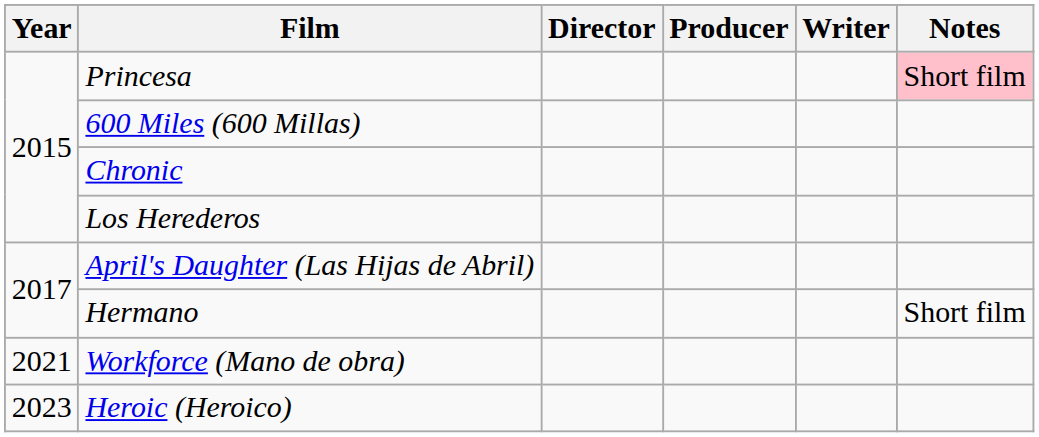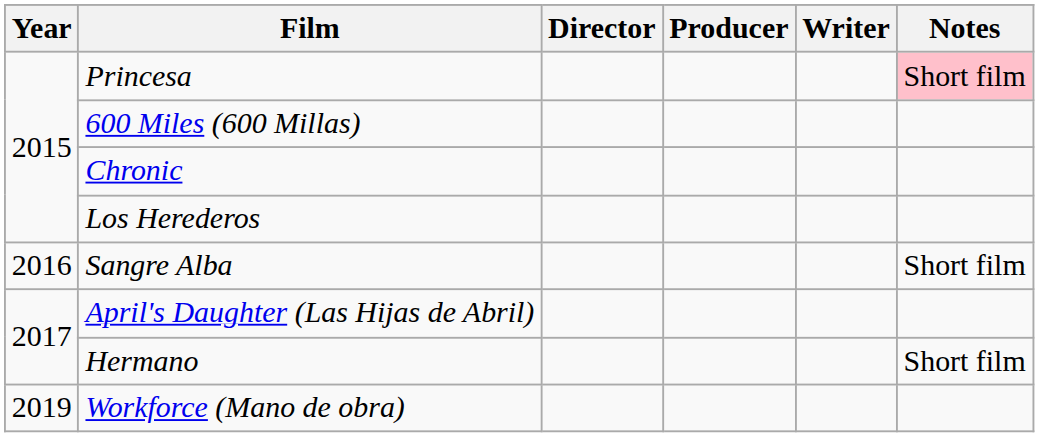+ row: (159, 265)
(42, 360) 2021 -> (42, 407) 2019
- row: (189, 407)
